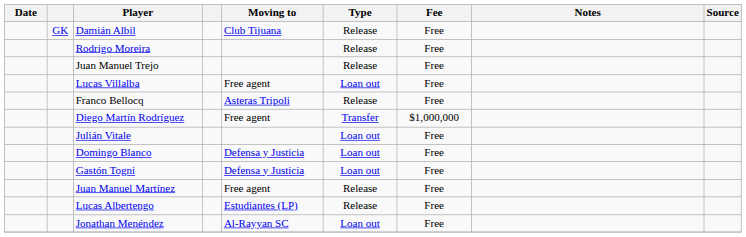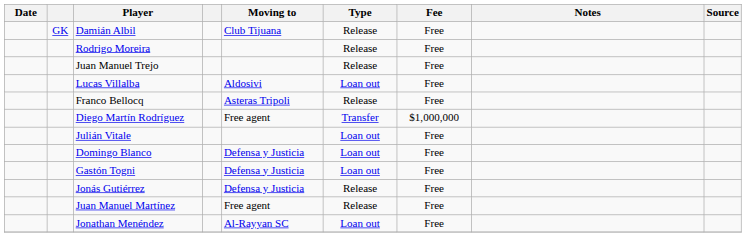(247, 83) Free agent -> (243, 83) Aldosivi
+ row: (110, 188)
- row: (115, 205)
